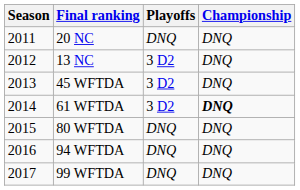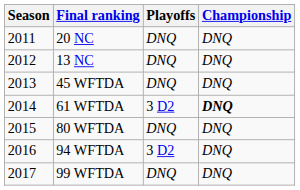(160, 60) 3 D2 -> (161, 60) DNQ
(160, 83) 3 D2 -> (161, 83) DNQ
(161, 151) DNQ -> (160, 151) 3 D2
